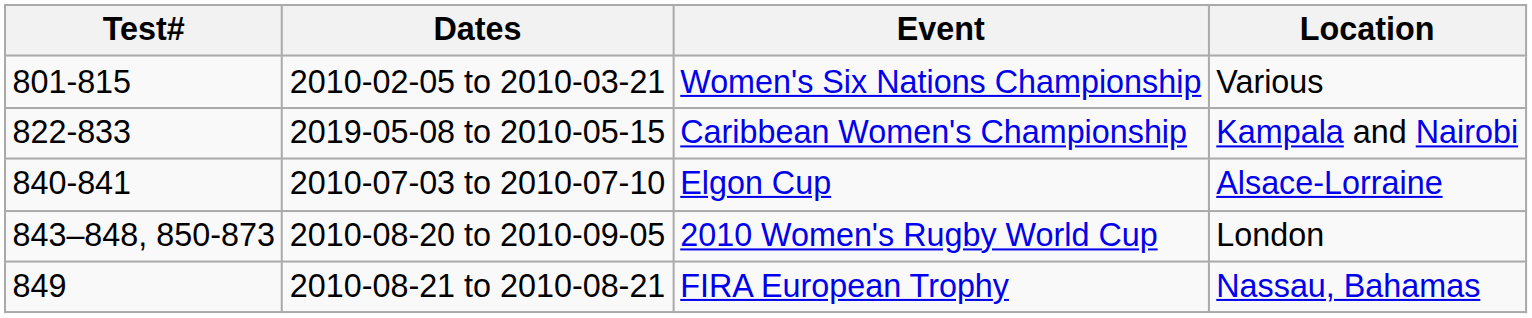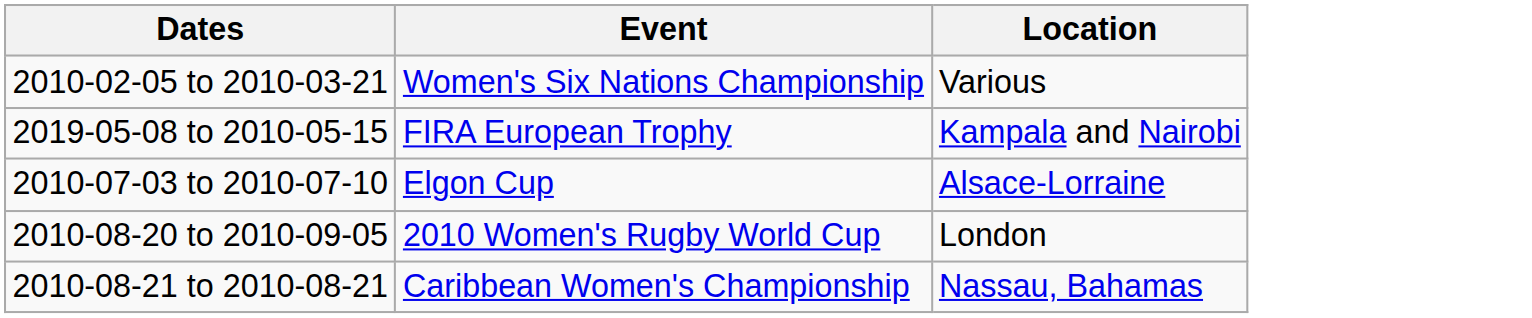- column: (144, 30)
(934, 132) Caribbean Women's Championship -> (567, 132) FIRA European Trophy
(845, 286) FIRA European Trophy -> (656, 286) Caribbean Women's Championship
